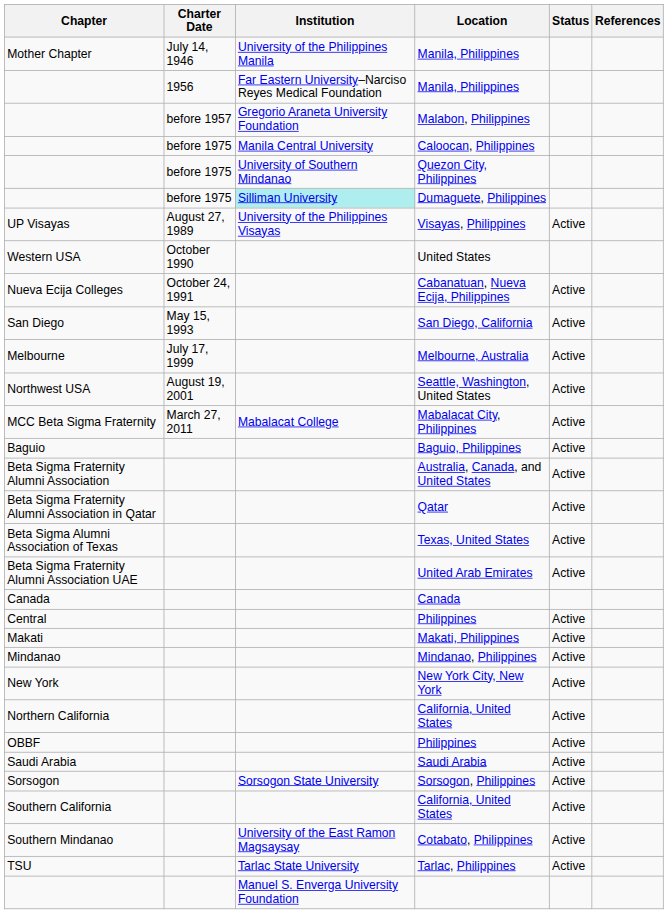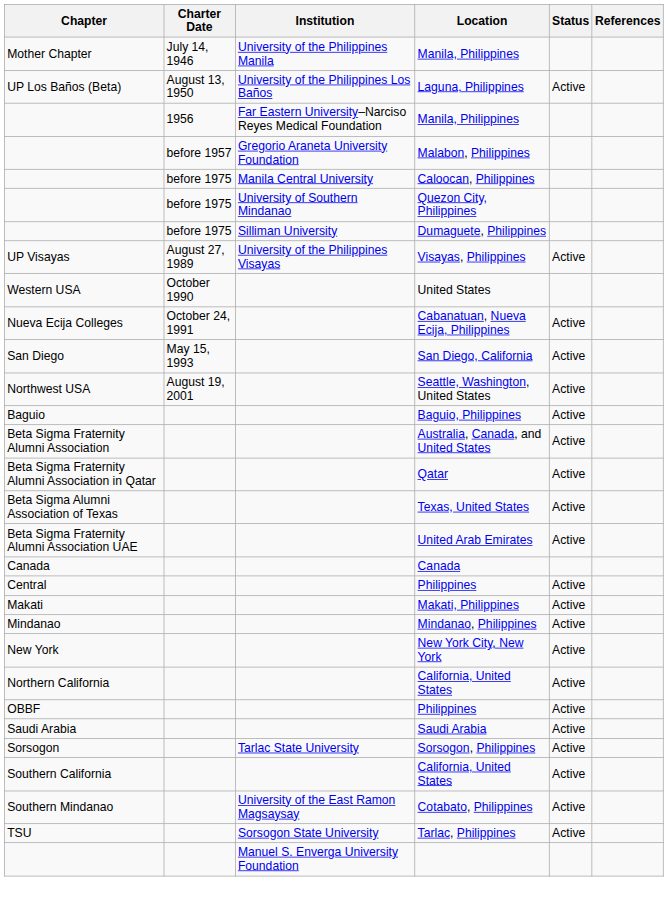+ row: (64, 86)
(288, 198) paleturquoise background -> (288, 231) no background
- row: (36, 356)
- row: (82, 422)
(308, 781) Sorsogon State University -> (298, 748) Tarlac State University
(298, 866) Tarlac State University -> (308, 833) Sorsogon State University
